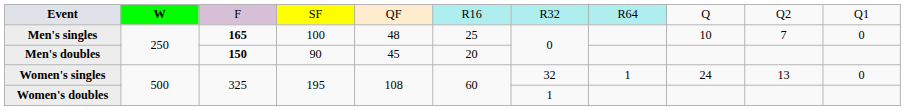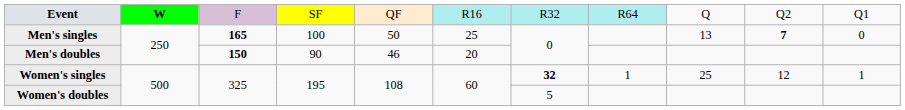(394, 35) 48 -> (394, 35) 50
(706, 35) 10 -> (706, 35) 13
(784, 35) normal -> (784, 35) bold
(394, 55) 45 -> (394, 55) 46
(550, 75) normal -> (550, 75) bold
(706, 75) 24 -> (706, 75) 25
(784, 75) 13 -> (784, 75) 12
(862, 75) 0 -> (862, 75) 1
(550, 95) 1 -> (550, 95) 5
